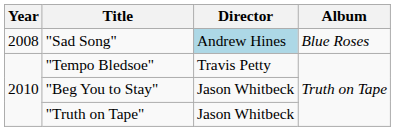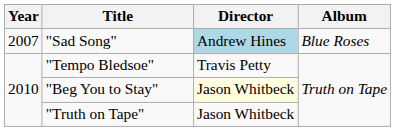(23, 41) 2008 -> (23, 41) 2007
(246, 89) no background -> (246, 89) lightyellow background
